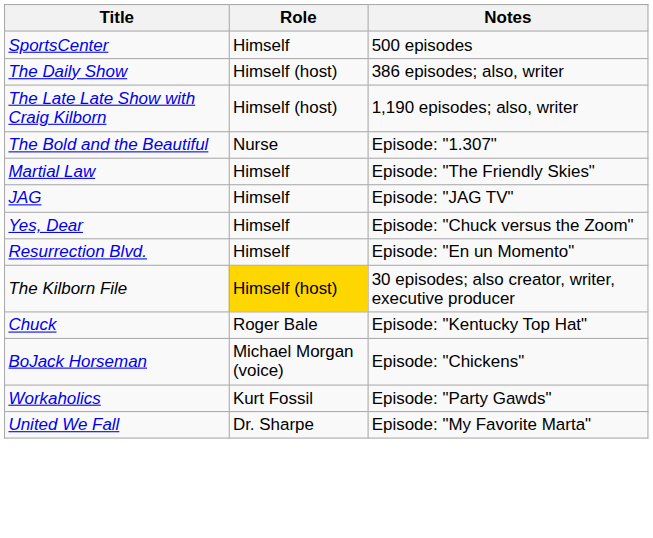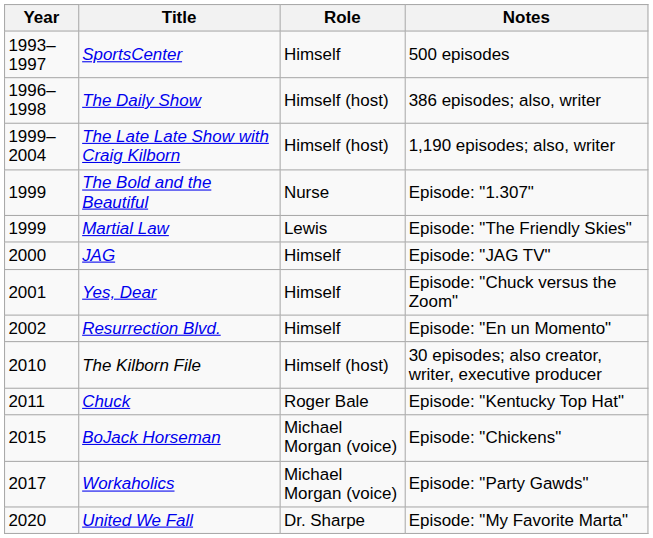+ column: (41, 17)
(261, 171) Himself -> (306, 228) Lewis
(285, 288) gold background -> (336, 364) no background
(273, 397) Kurt Fossil -> (340, 483) Michael Morgan (voice)
